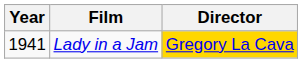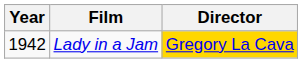(27, 44) 1941 -> (27, 44) 1942
